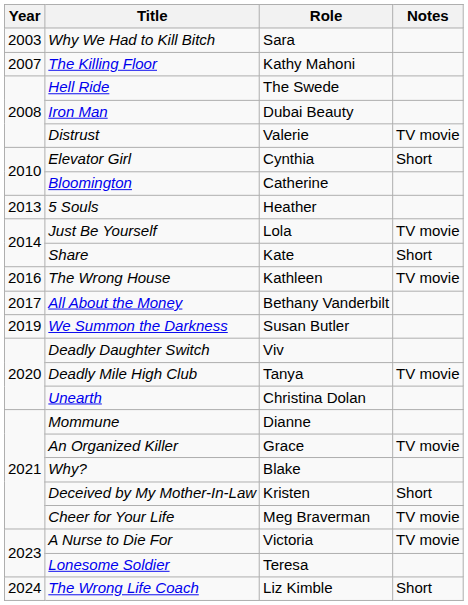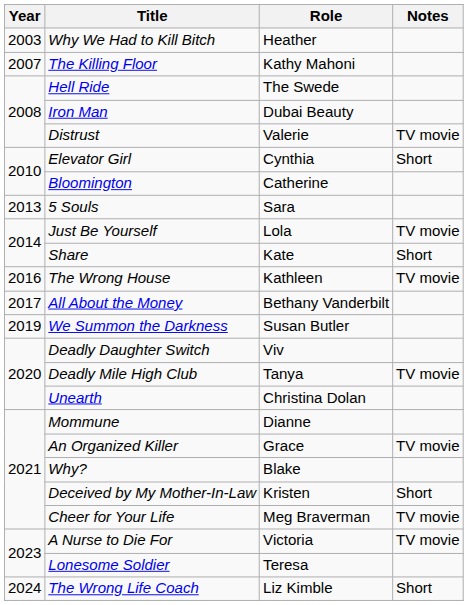(279, 40) Sara -> (290, 40) Heather
(290, 207) Heather -> (279, 207) Sara
